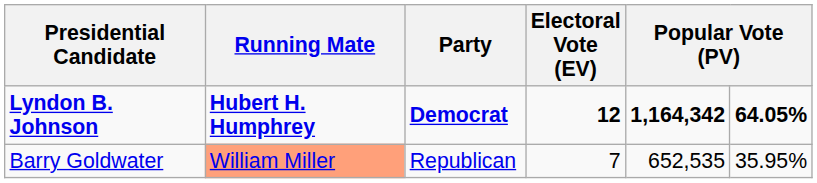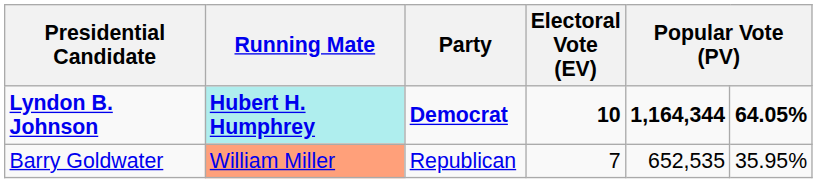(262, 114) no background -> (262, 114) paleturquoise background
(609, 114) 12 -> (609, 114) 10
(678, 114) 1,164,342 -> (678, 114) 1,164,344
